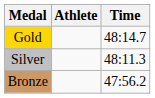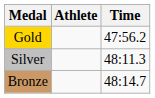(125, 37) 48:14.7 -> (125, 37) 47:56.2
(125, 81) 47:56.2 -> (125, 81) 48:14.7
